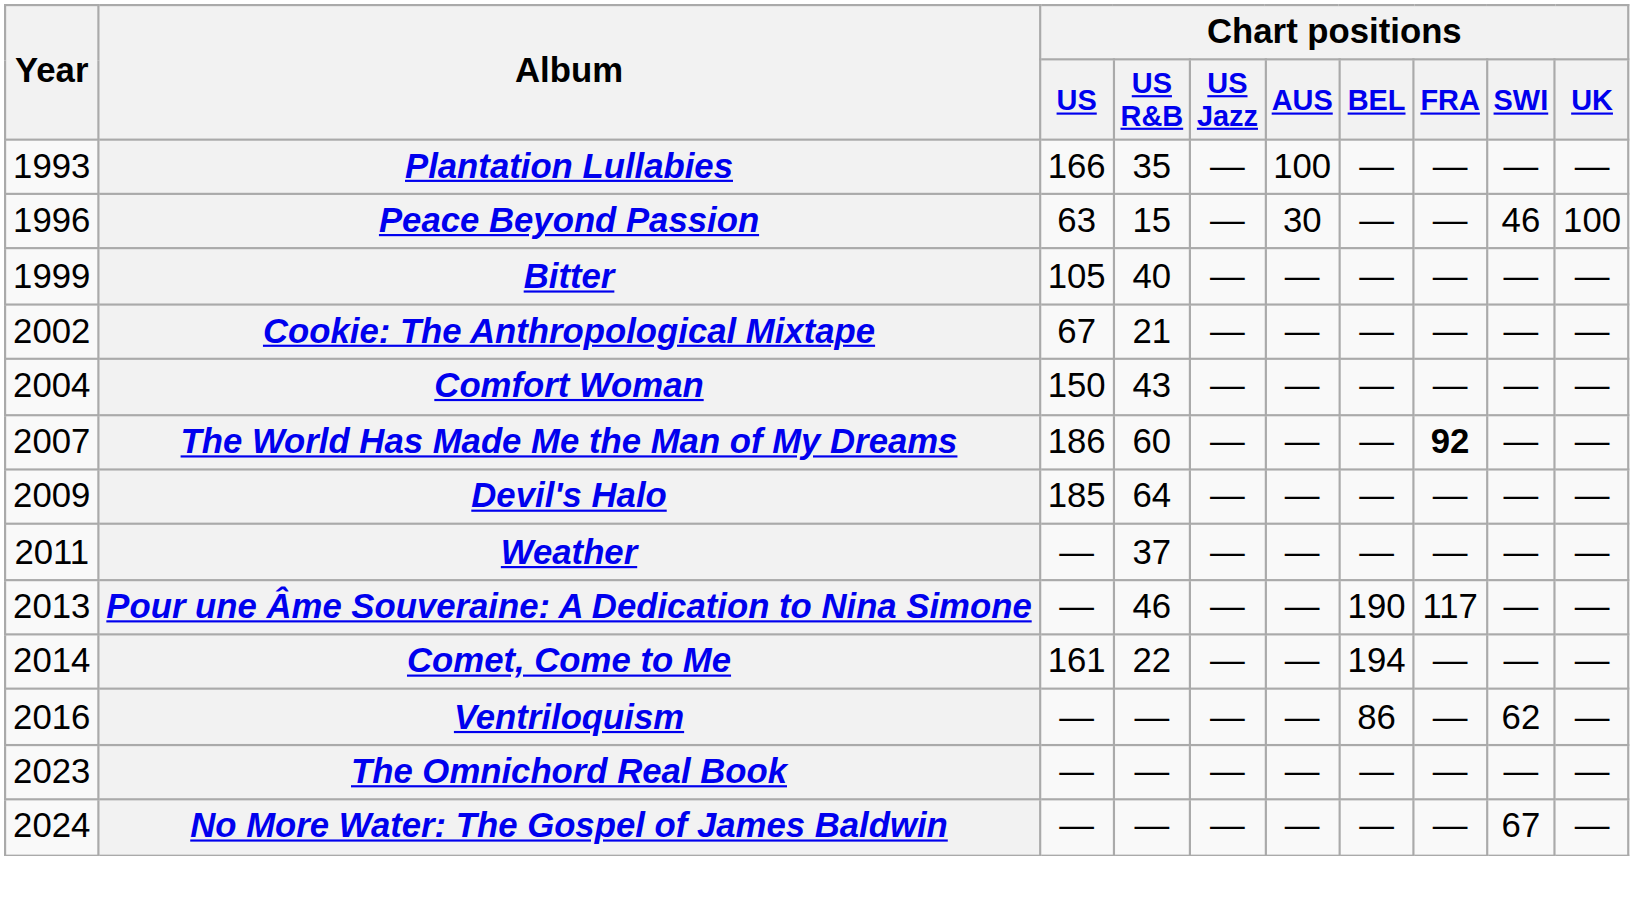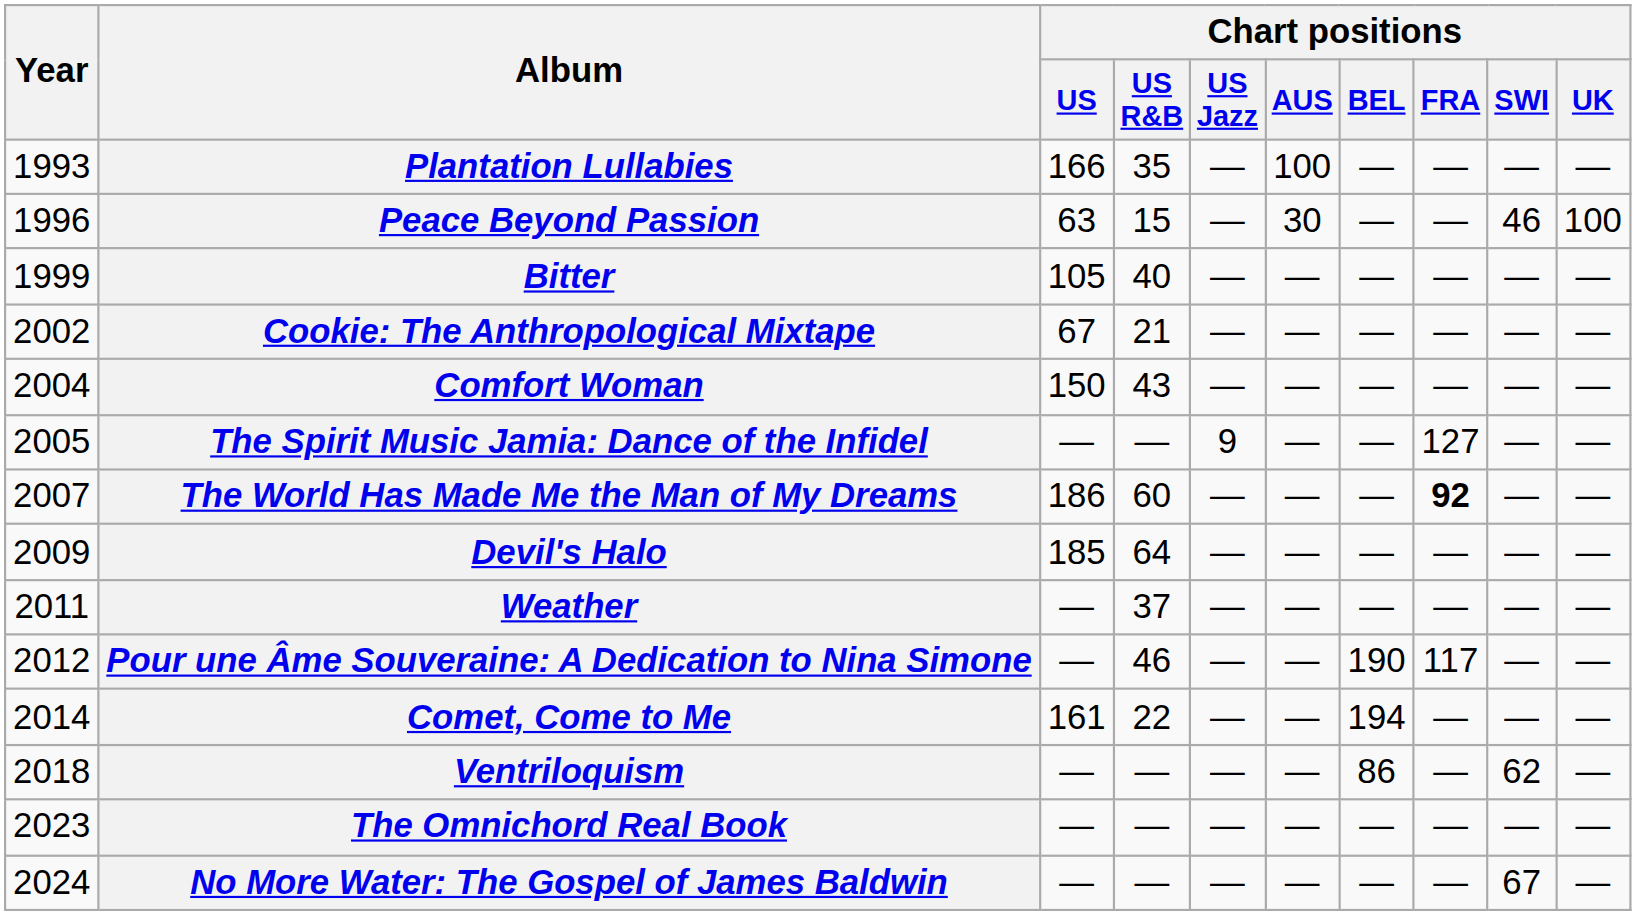+ row: (569, 441)
(52, 606) 2013 -> (52, 661) 2012
(52, 716) 2016 -> (52, 771) 2018
